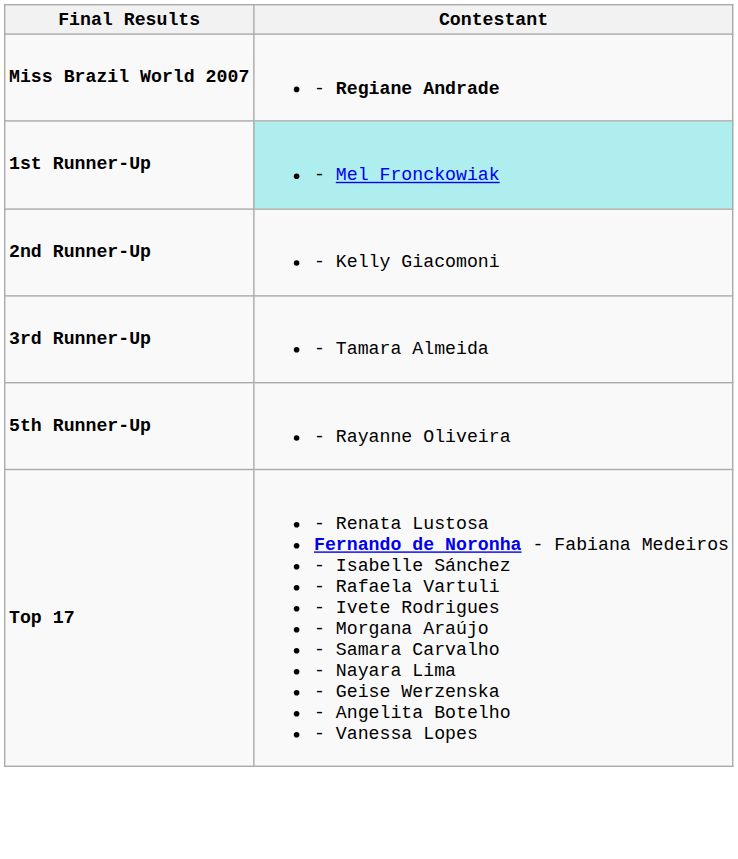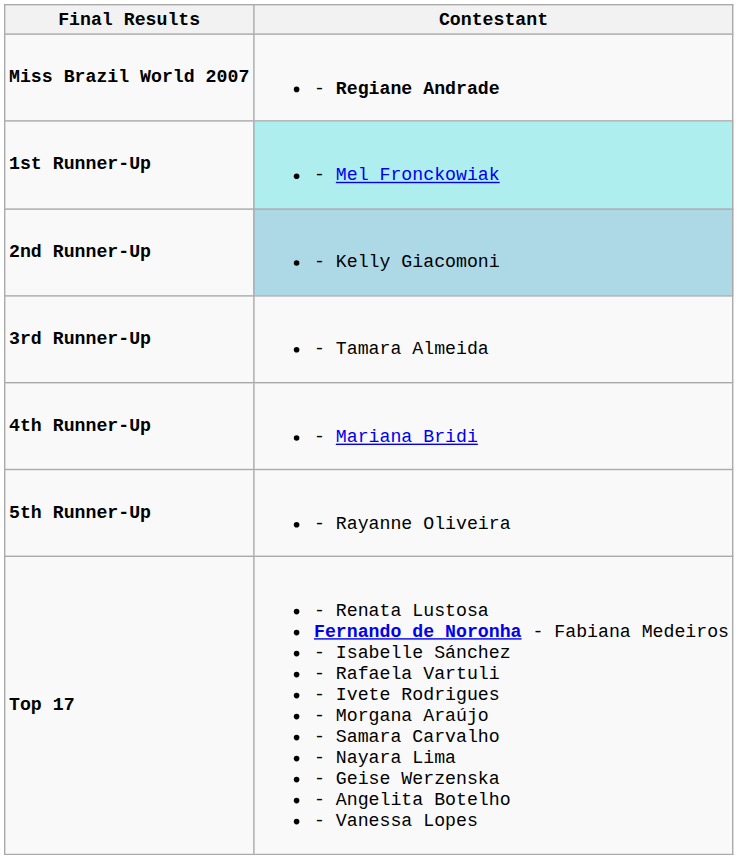(494, 263) no background -> (494, 263) lightblue background
+ row: (80, 426)
